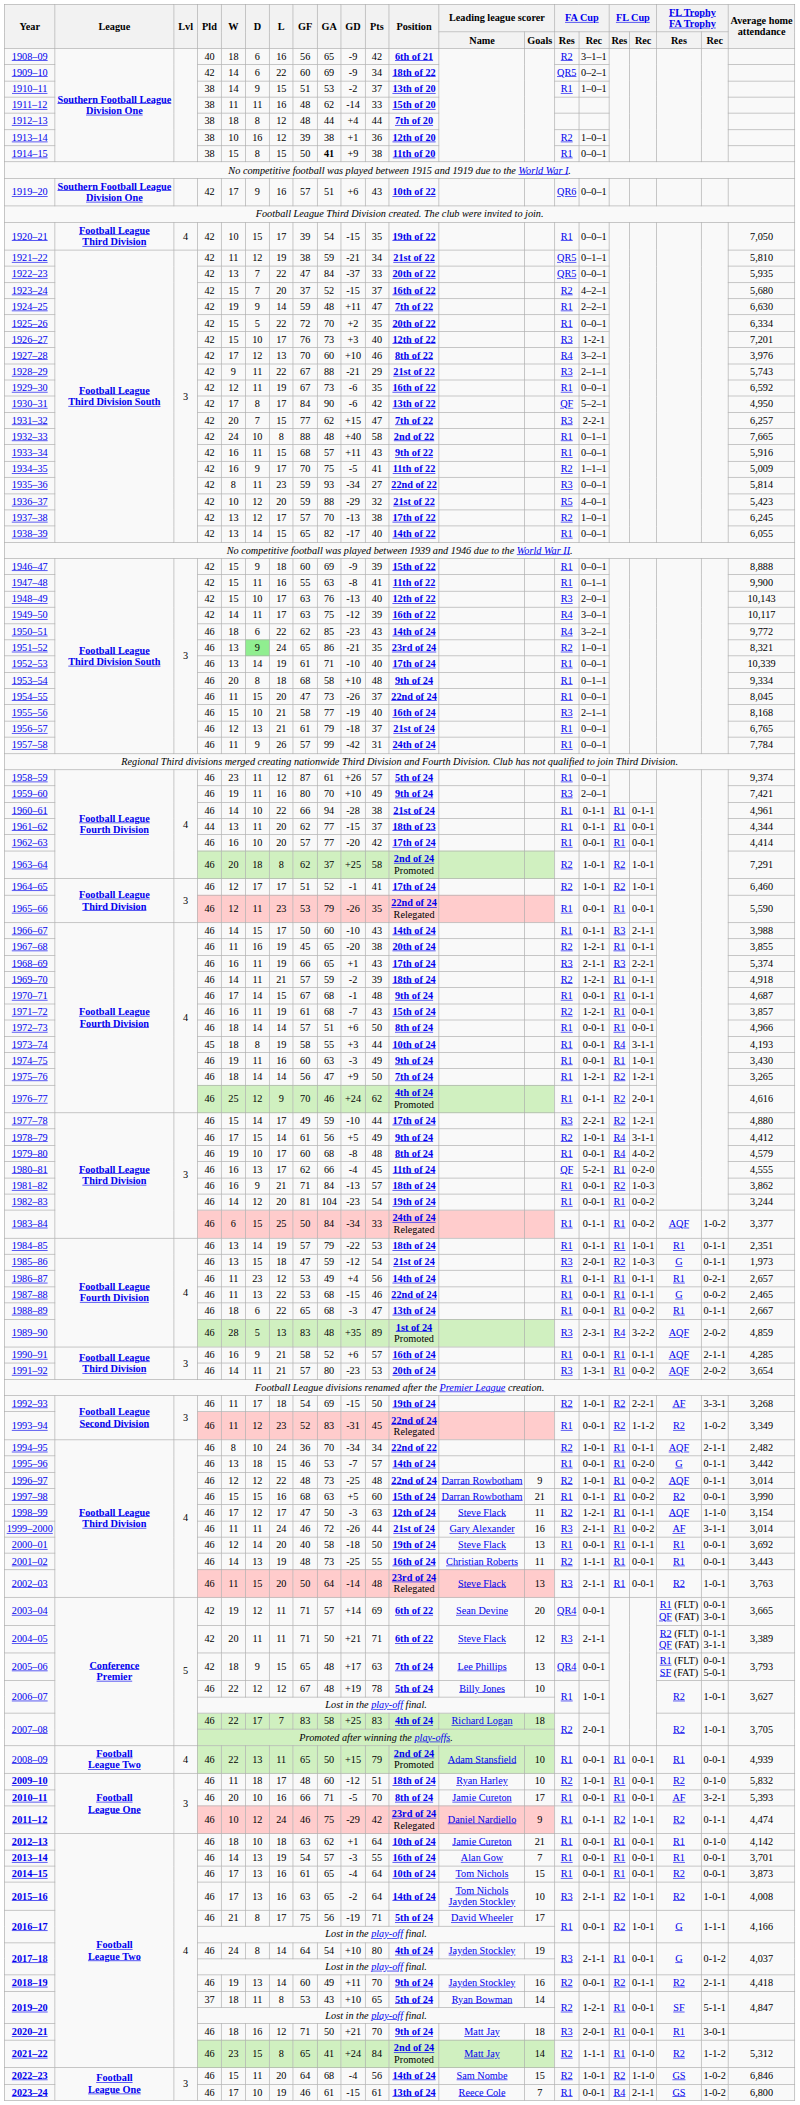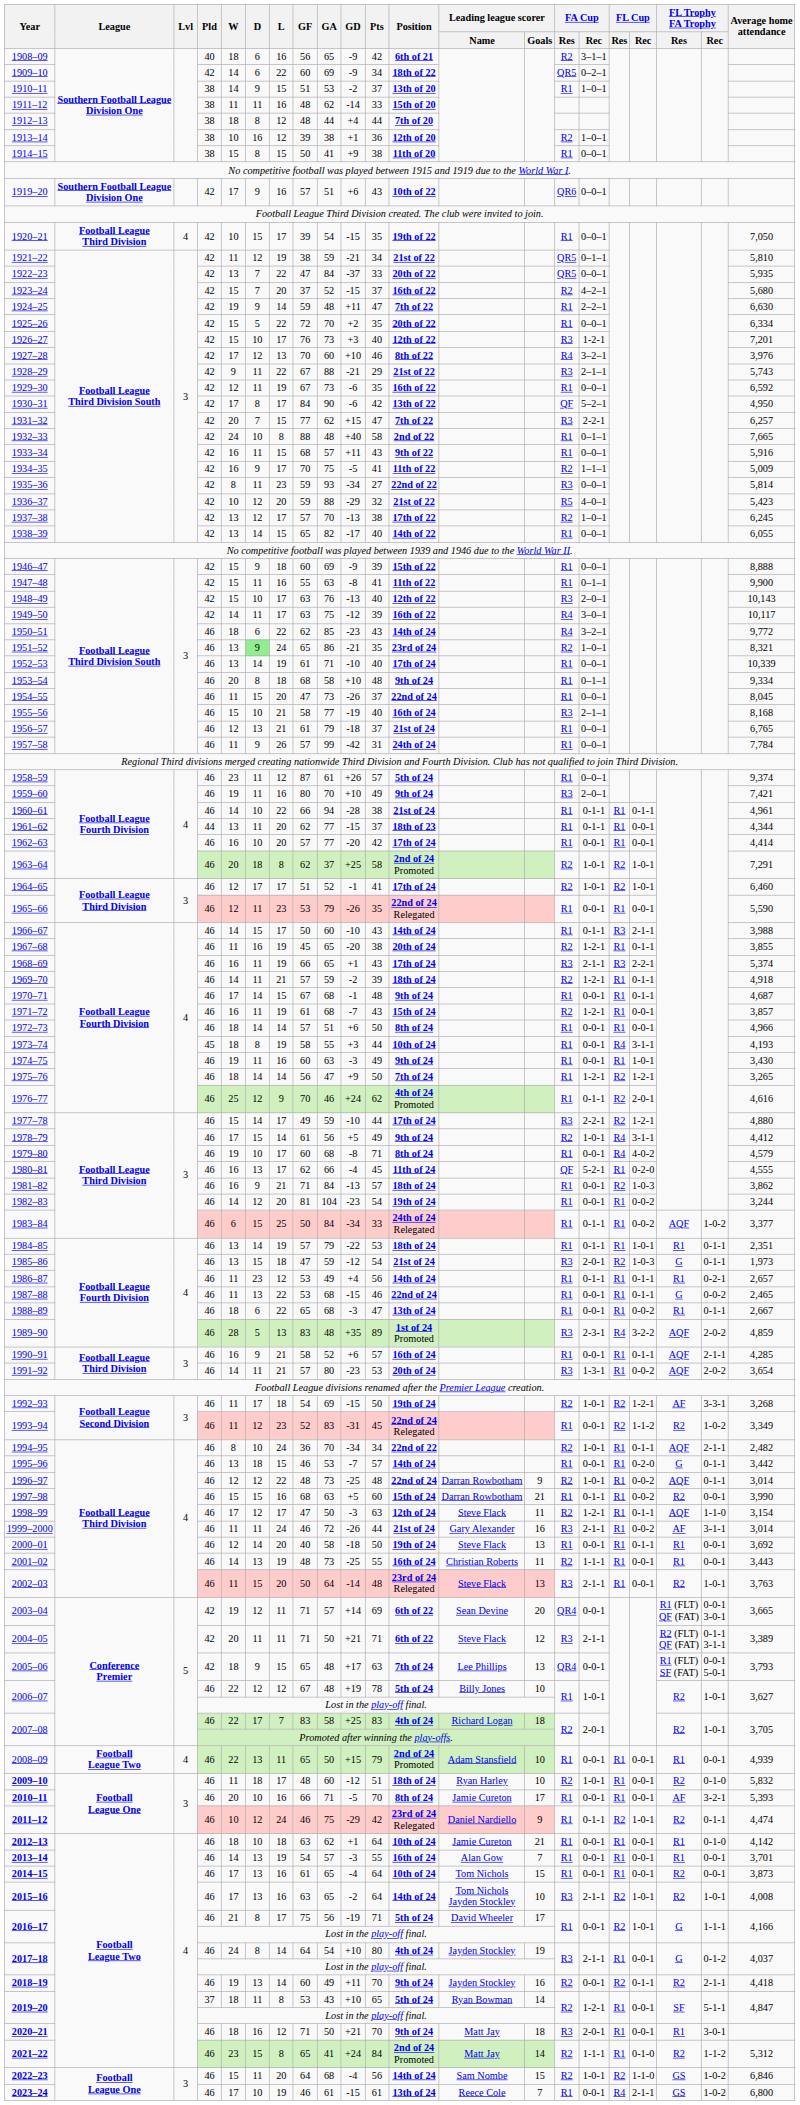(329, 154) bold -> (329, 154) normal
(377, 1153) 48 -> (377, 1153) 71
(643, 1403) 2-2-1 -> (643, 1403) 1-2-1
